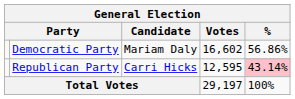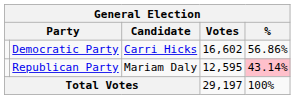(161, 49) Mariam Daly -> (161, 49) Carri Hicks
(161, 67) Carri Hicks -> (161, 67) Mariam Daly
